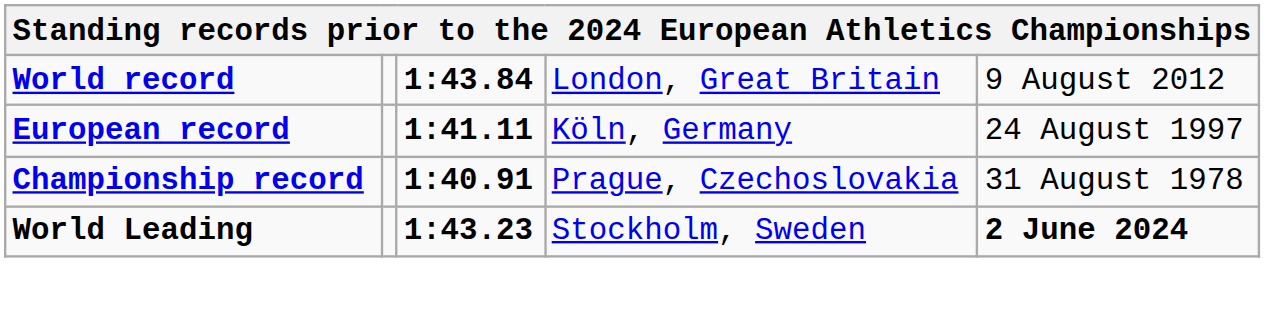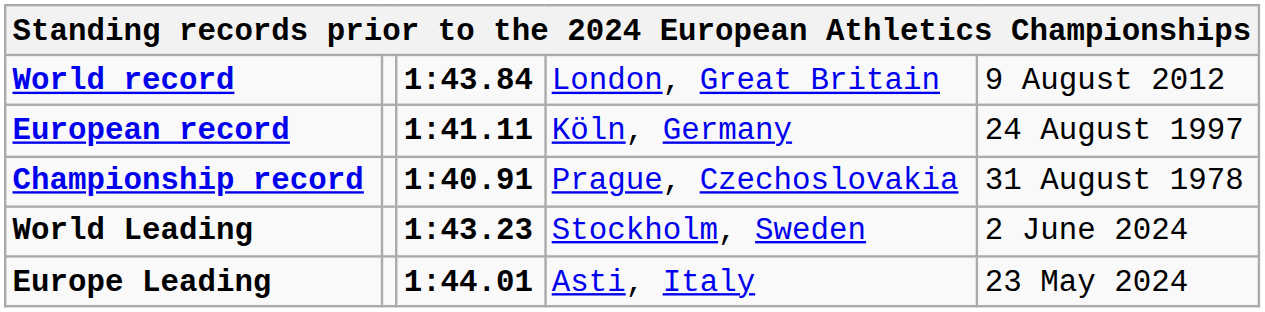(1086, 231) bold -> (1086, 231) normal
+ row: (142, 281)
